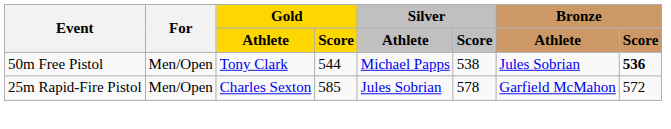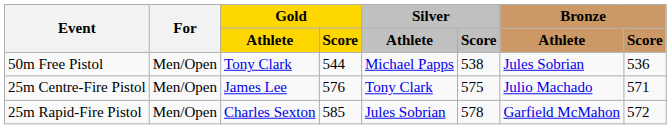(634, 64) bold -> (638, 64) normal
+ row: (77, 87)
